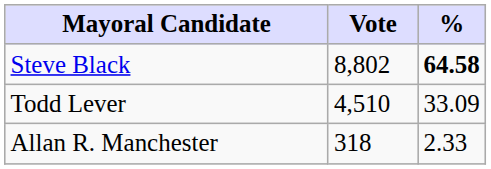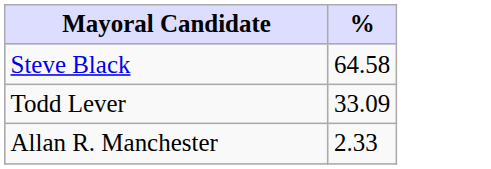- column: (373, 24)
(452, 63) bold -> (362, 63) normal
